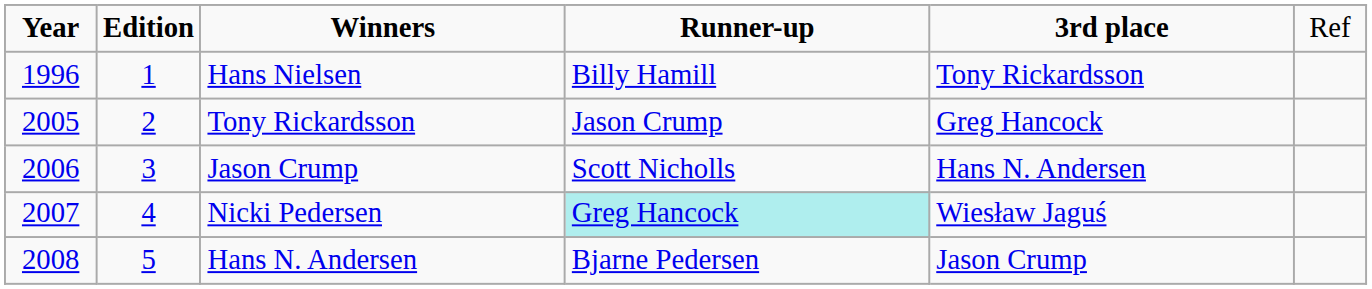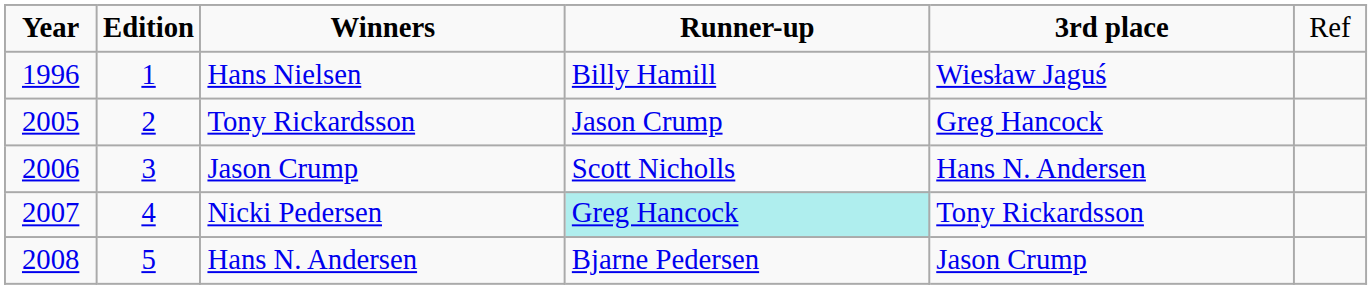(1040, 74) Tony Rickardsson -> (1021, 74) Wiesław Jaguś
(1021, 213) Wiesław Jaguś -> (1040, 213) Tony Rickardsson
